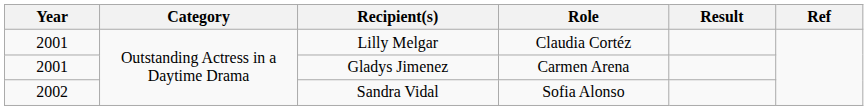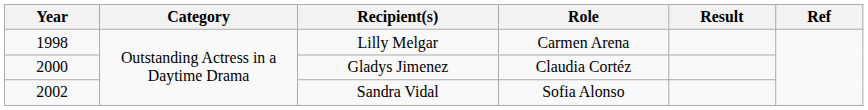(52, 42) 2001 -> (52, 42) 1998
(583, 42) Claudia Cortéz -> (583, 42) Carmen Arena
(52, 67) 2001 -> (52, 67) 2000
(583, 67) Carmen Arena -> (583, 67) Claudia Cortéz
